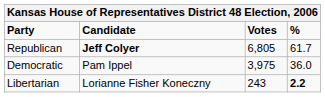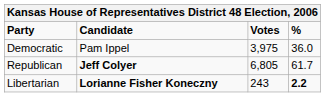rows swapped: (35, 48) <-> (35, 65)
(146, 83) normal -> (149, 83) bold
